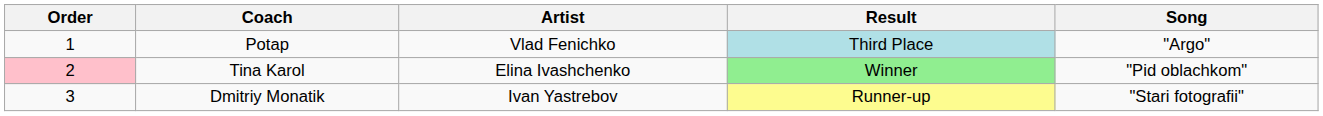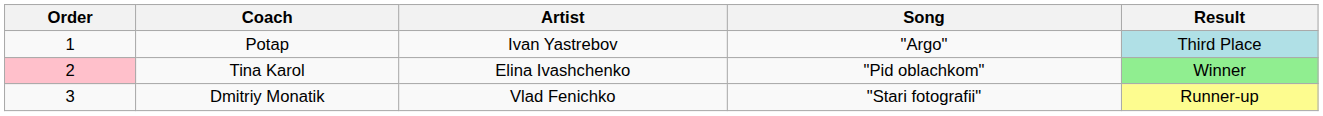columns swapped: (1187, 17) <-> (891, 17)
(563, 44) Vlad Fenichko -> (563, 44) Ivan Yastrebov
(563, 96) Ivan Yastrebov -> (563, 96) Vlad Fenichko
